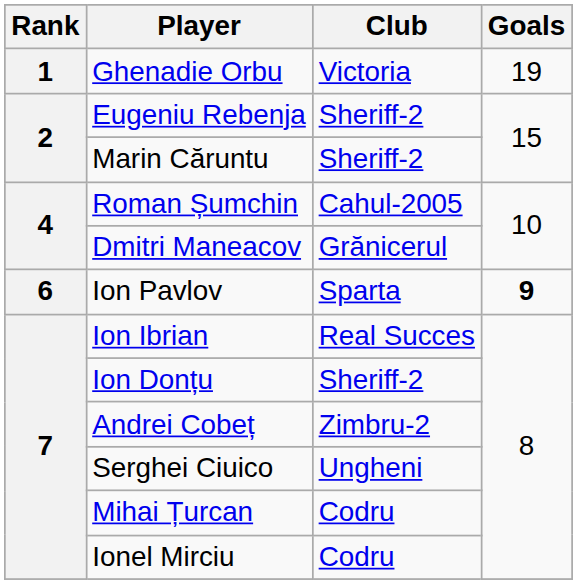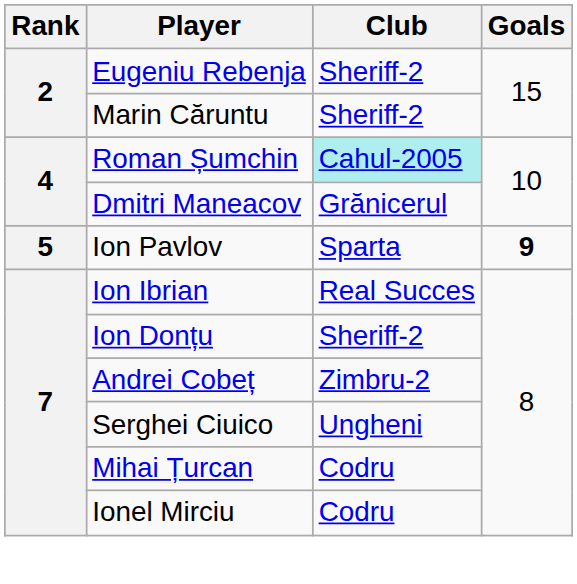- row: (187, 70)
(391, 203) no background -> (391, 159) paleturquoise background
(45, 291) 6 -> (45, 247) 5
